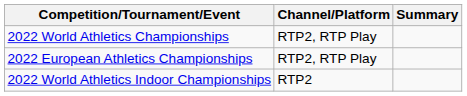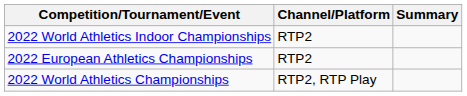rows swapped: (118, 36) <-> (139, 79)
(327, 58) RTP2, RTP Play -> (295, 58) RTP2
